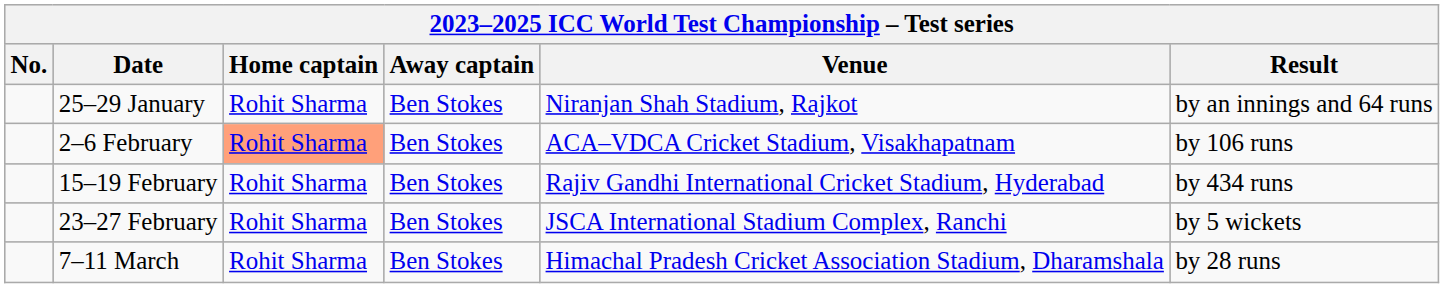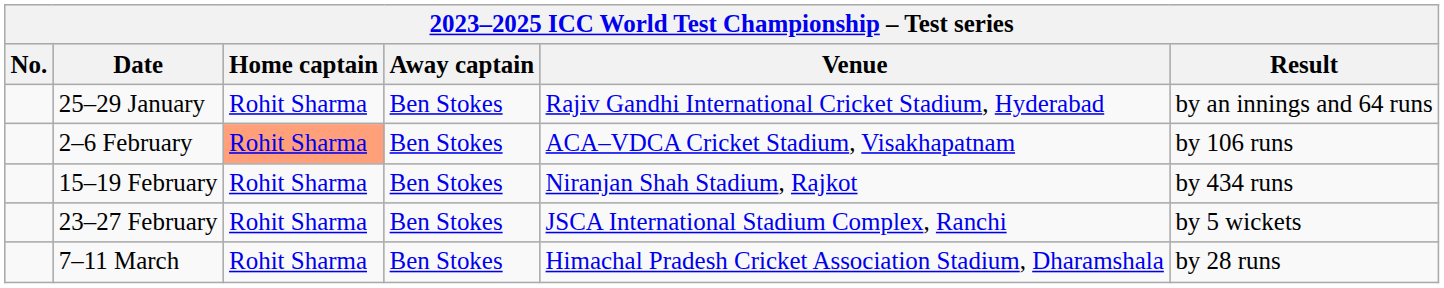(702, 103) Niranjan Shah Stadium, Rajkot -> (825, 103) Rajiv Gandhi International Cricket Stadium, Hyderabad
(825, 182) Rajiv Gandhi International Cricket Stadium, Hyderabad -> (702, 182) Niranjan Shah Stadium, Rajkot
